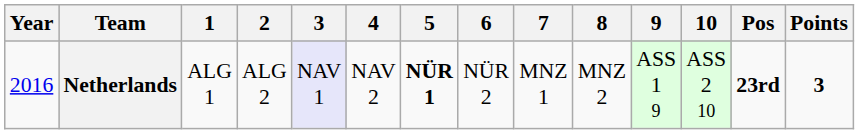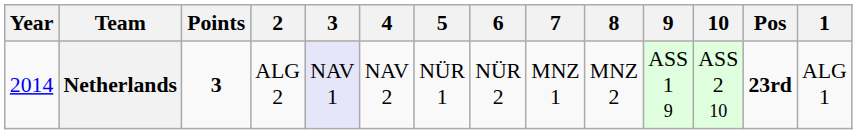columns swapped: (210, 22) <-> (819, 22)
(32, 84) 2016 -> (32, 84) 2014
(429, 84) bold -> (442, 84) normal
